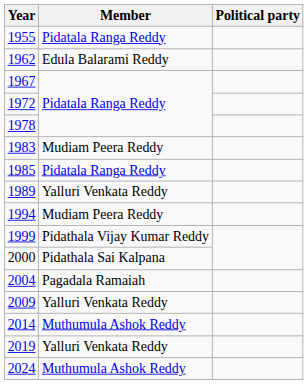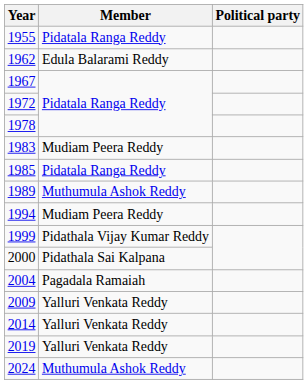(105, 192) Yalluri Venkata Reddy -> (114, 192) Muthumula Ashok Reddy
(114, 324) Muthumula Ashok Reddy -> (105, 324) Yalluri Venkata Reddy
